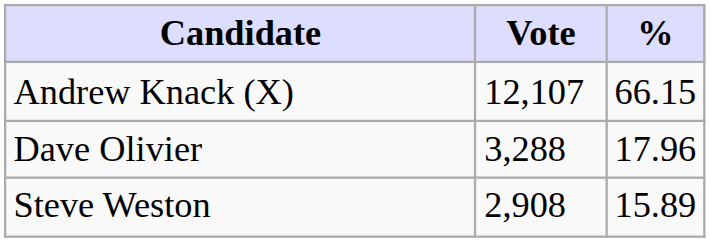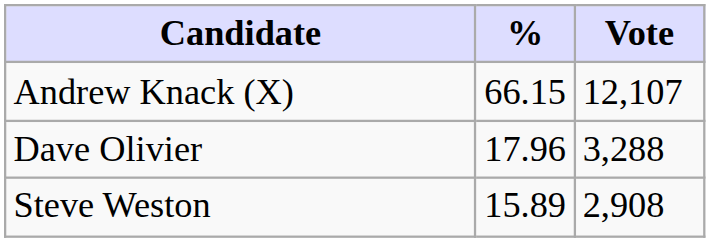columns swapped: (541, 33) <-> (655, 33)
